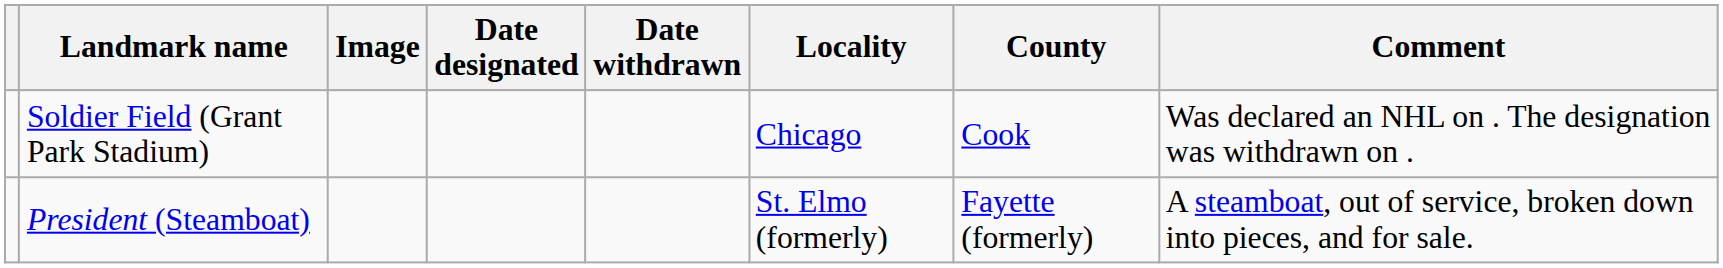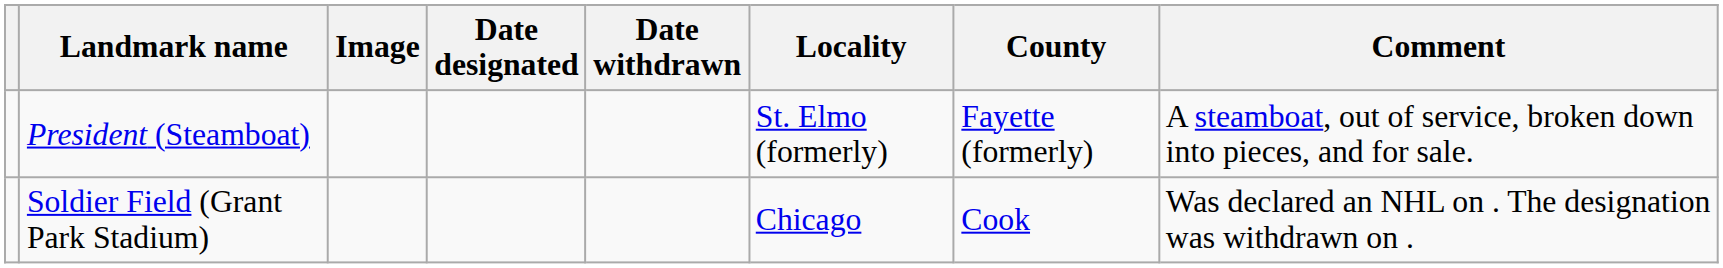rows swapped: (154, 133) <-> (168, 219)
